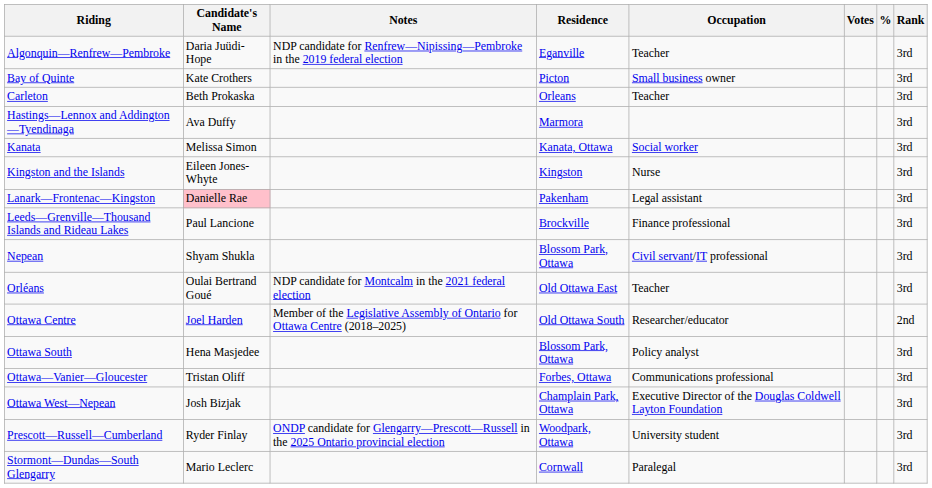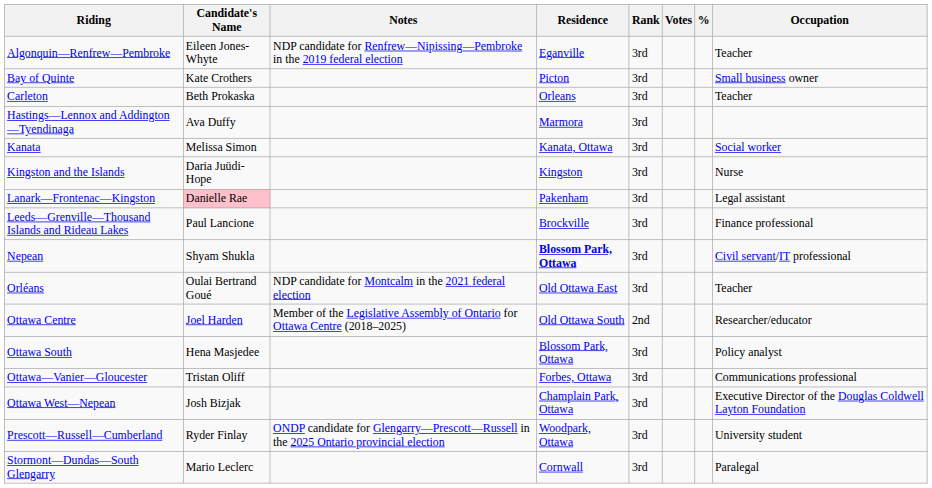columns swapped: (737, 20) <-> (911, 20)
(215, 52) Daria Juüdi-Hope -> (218, 52) Eileen Jones-Whyte
(218, 173) Eileen Jones-Whyte -> (215, 173) Daria Juüdi-Hope
(573, 256) normal -> (575, 256) bold
